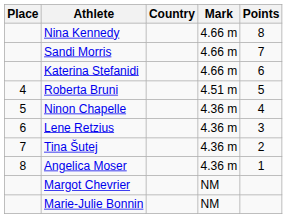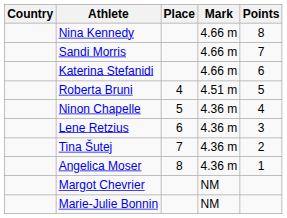columns swapped: (23, 14) <-> (172, 14)
